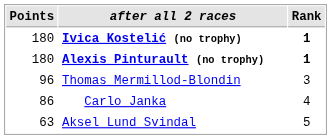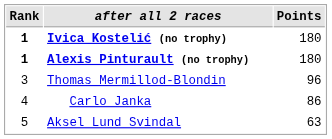columns swapped: (307, 16) <-> (32, 16)
